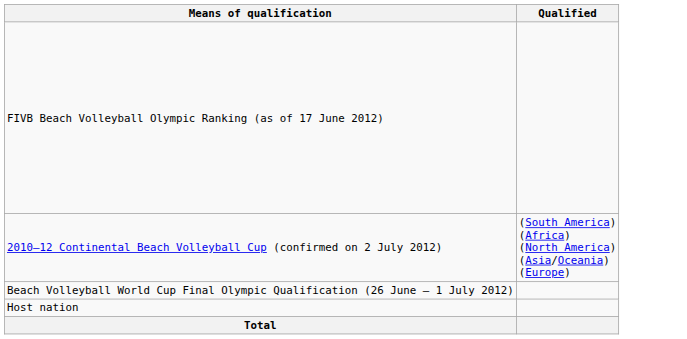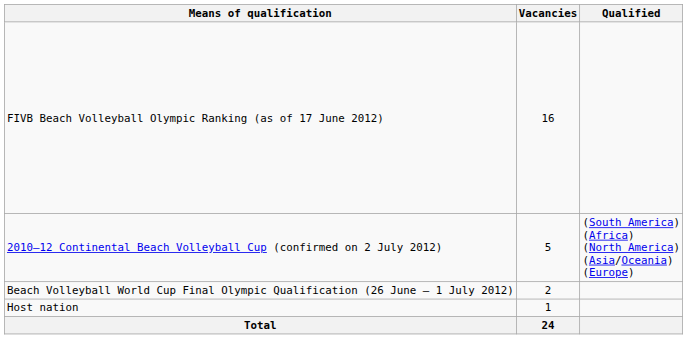+ column: (548, 13)
